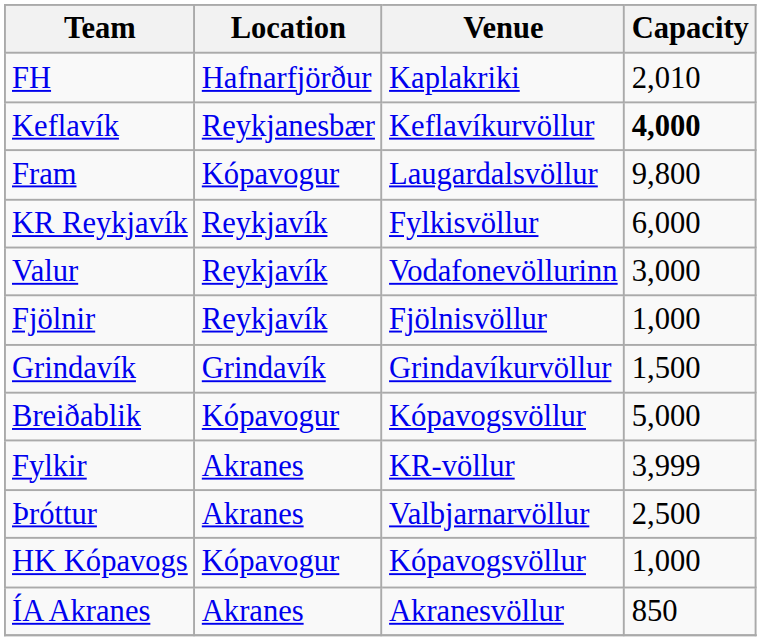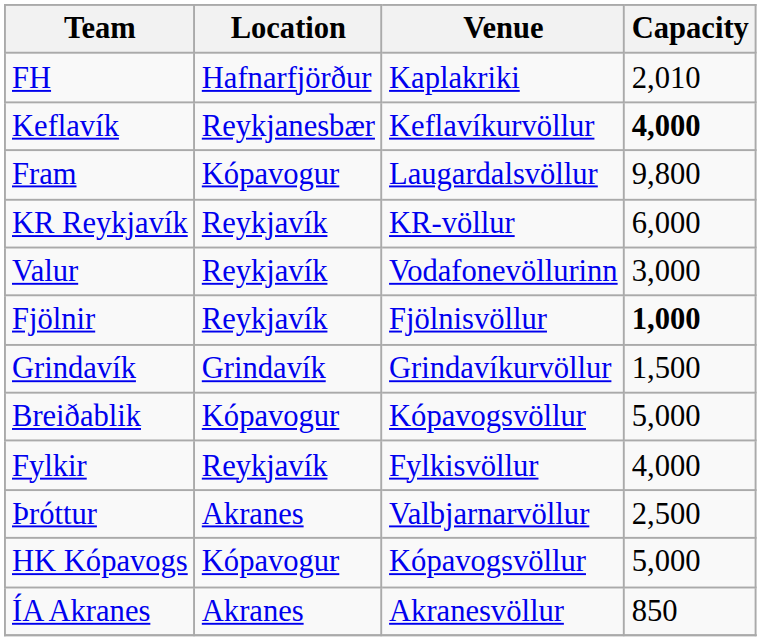(464, 222) Fylkisvöllur -> (452, 222) KR-völlur
(666, 319) normal -> (666, 319) bold
(253, 464) Akranes -> (265, 464) Reykjavík
(452, 464) KR-völlur -> (464, 464) Fylkisvöllur
(666, 464) 3,999 -> (666, 464) 4,000
(666, 561) 1,000 -> (666, 561) 5,000
